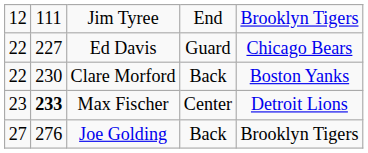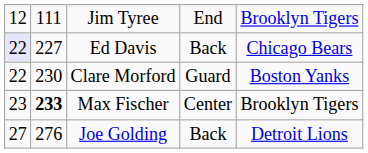(18, 47) no background -> (18, 47) lavender background
(208, 47) Guard -> (208, 47) Back
(208, 76) Back -> (208, 76) Guard
(299, 104) Detroit Lions -> (299, 104) Brooklyn Tigers
(299, 133) Brooklyn Tigers -> (299, 133) Detroit Lions
